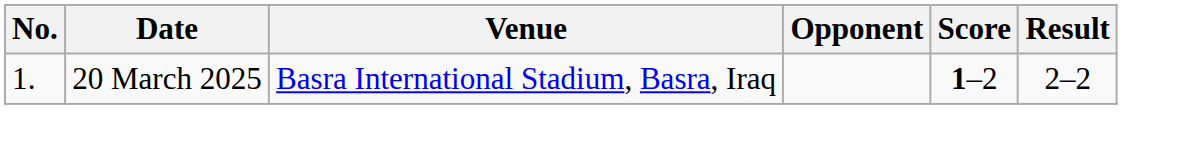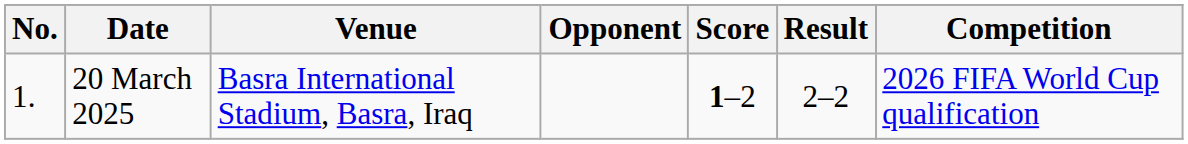+ column: (1029, 29)
